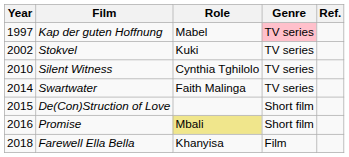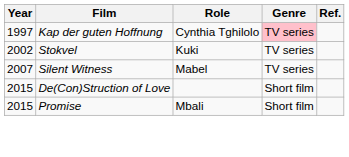(192, 32) Mabel -> (217, 32) Cynthia Tghilolo
(20, 69) 2010 -> (20, 69) 2007
(217, 69) Cynthia Tghilolo -> (192, 69) Mabel
- row: (68, 87)
(20, 124) 2016 -> (20, 106) 2015
(190, 124) khaki background -> (190, 106) no background
- row: (86, 143)
